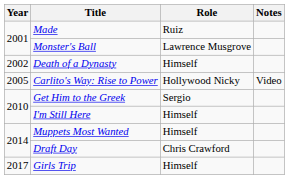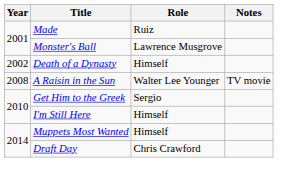- row: (95, 81)
+ row: (74, 81)
- row: (54, 166)
